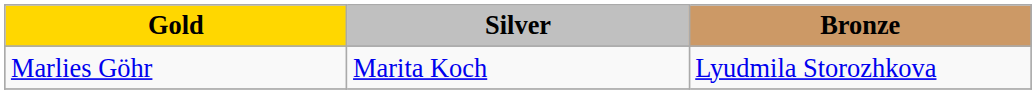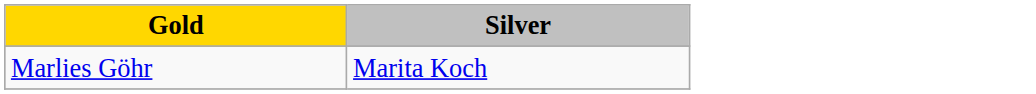- column: (860, 25)
